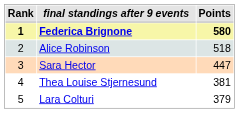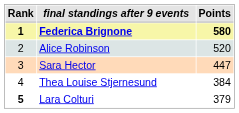(222, 48) 518 -> (222, 48) 520
(222, 82) 381 -> (222, 82) 384
(21, 99) normal -> (21, 99) bold
